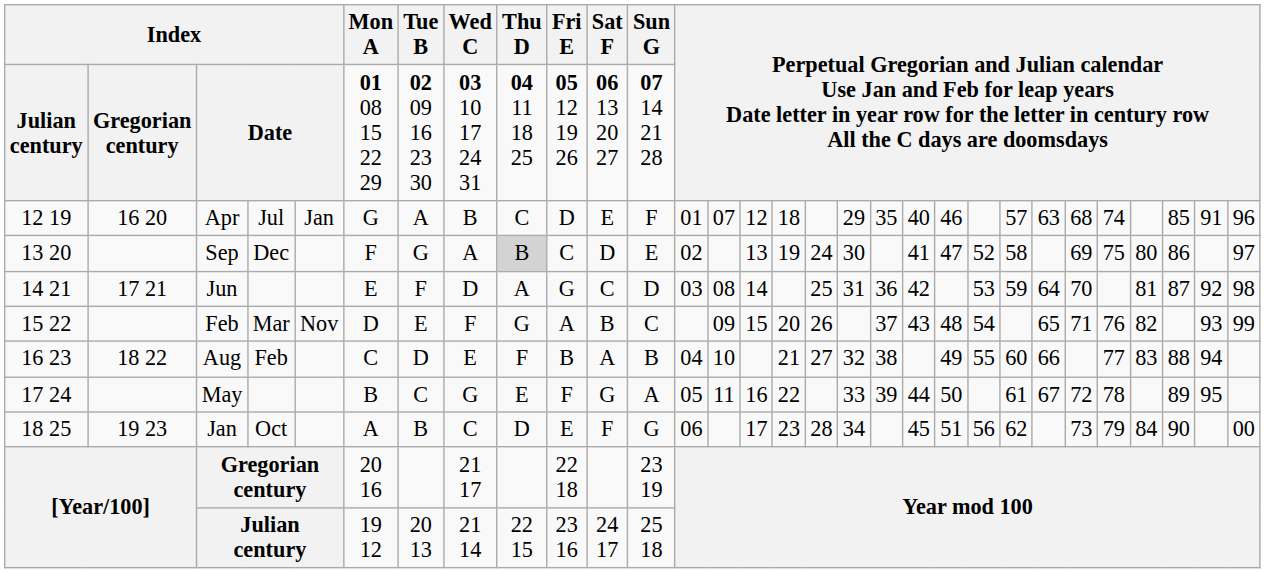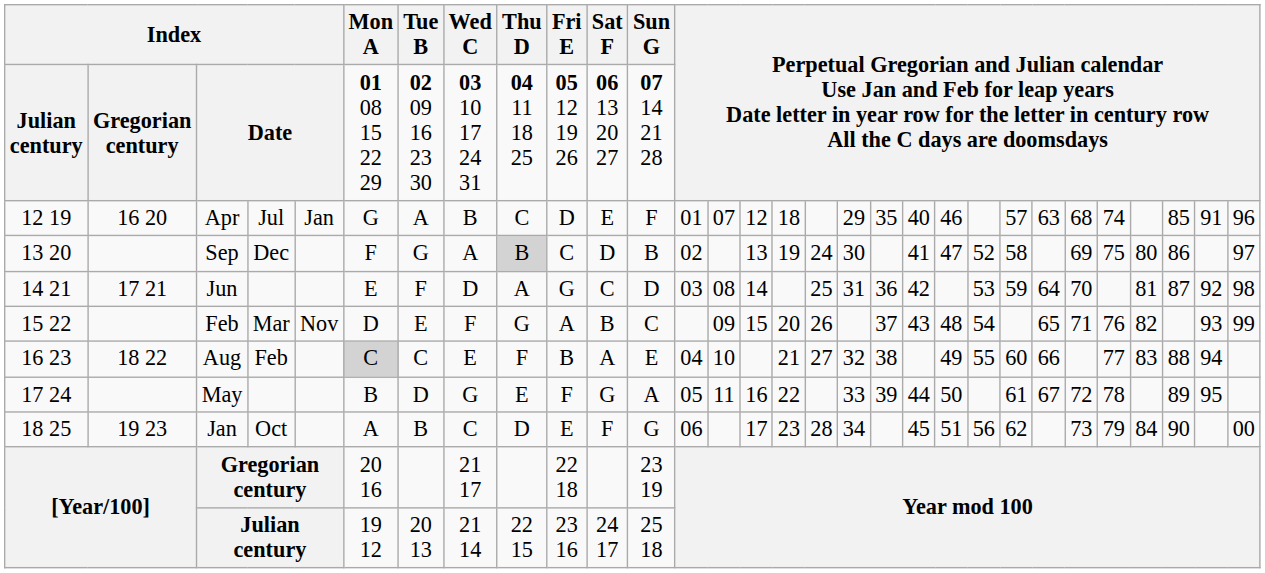(651, 253) E -> (651, 253) B
(371, 358) no background -> (371, 358) lightgrey background
(421, 358) D -> (421, 358) C
(651, 358) B -> (651, 358) E
(421, 394) C -> (421, 394) D
